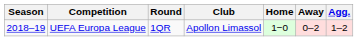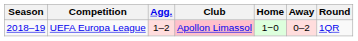columns swapped: (166, 12) <-> (339, 12)
(224, 28) no background -> (214, 28) pink background
